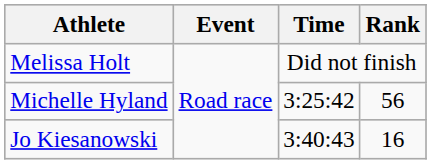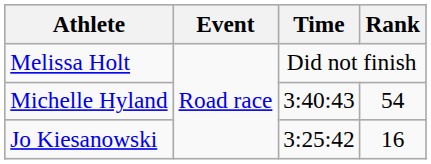(319, 101) 3:25:42 -> (319, 101) 3:40:43
(393, 101) 56 -> (393, 101) 54
(319, 139) 3:40:43 -> (319, 139) 3:25:42
